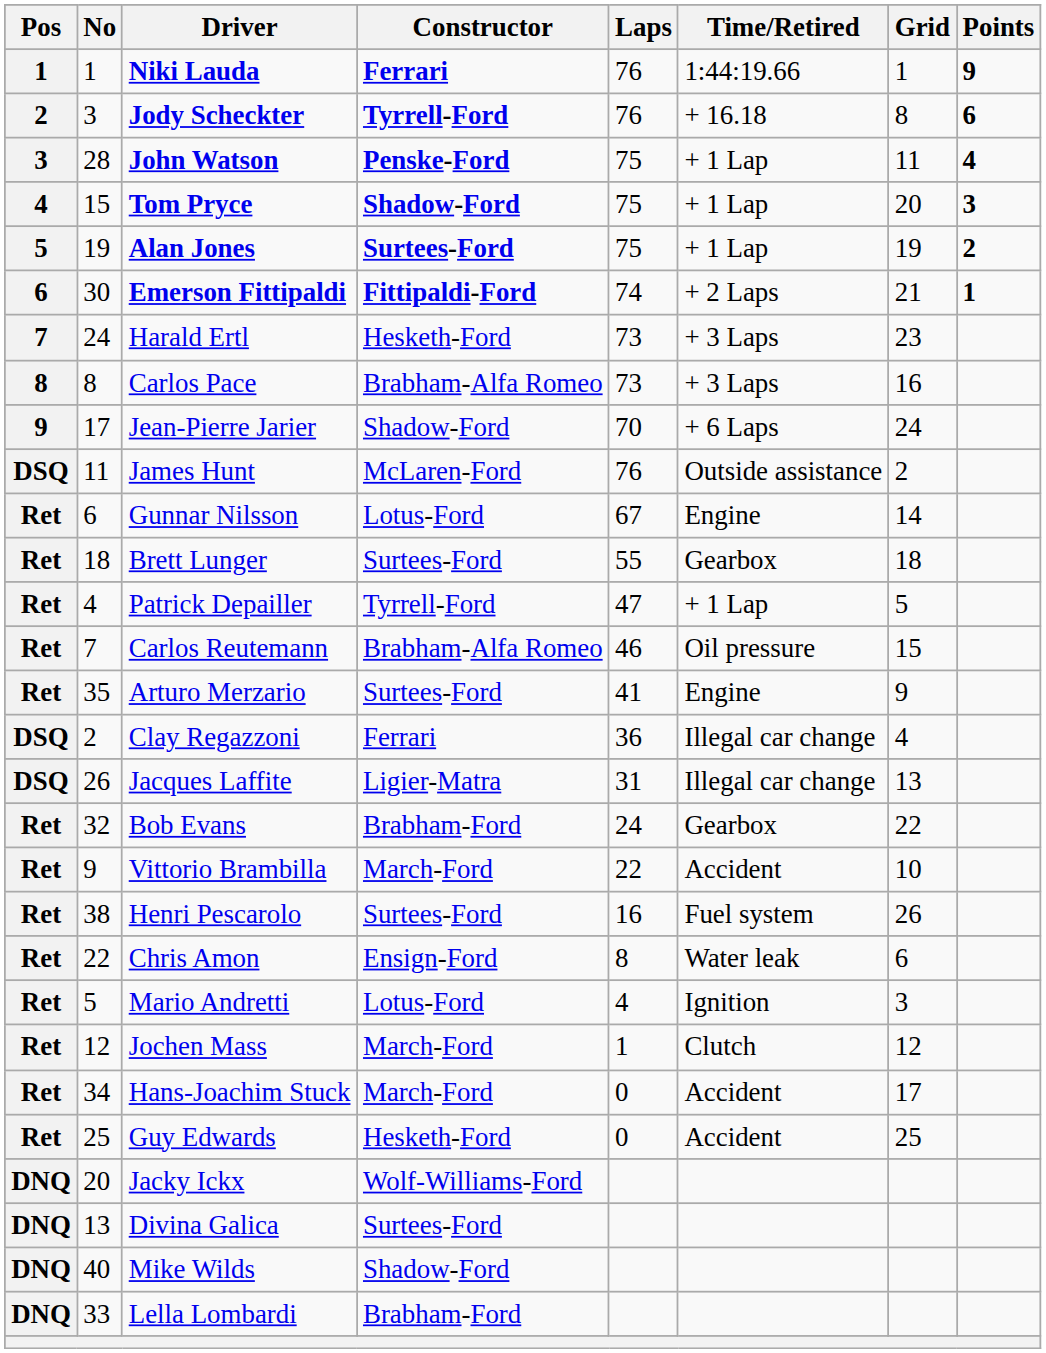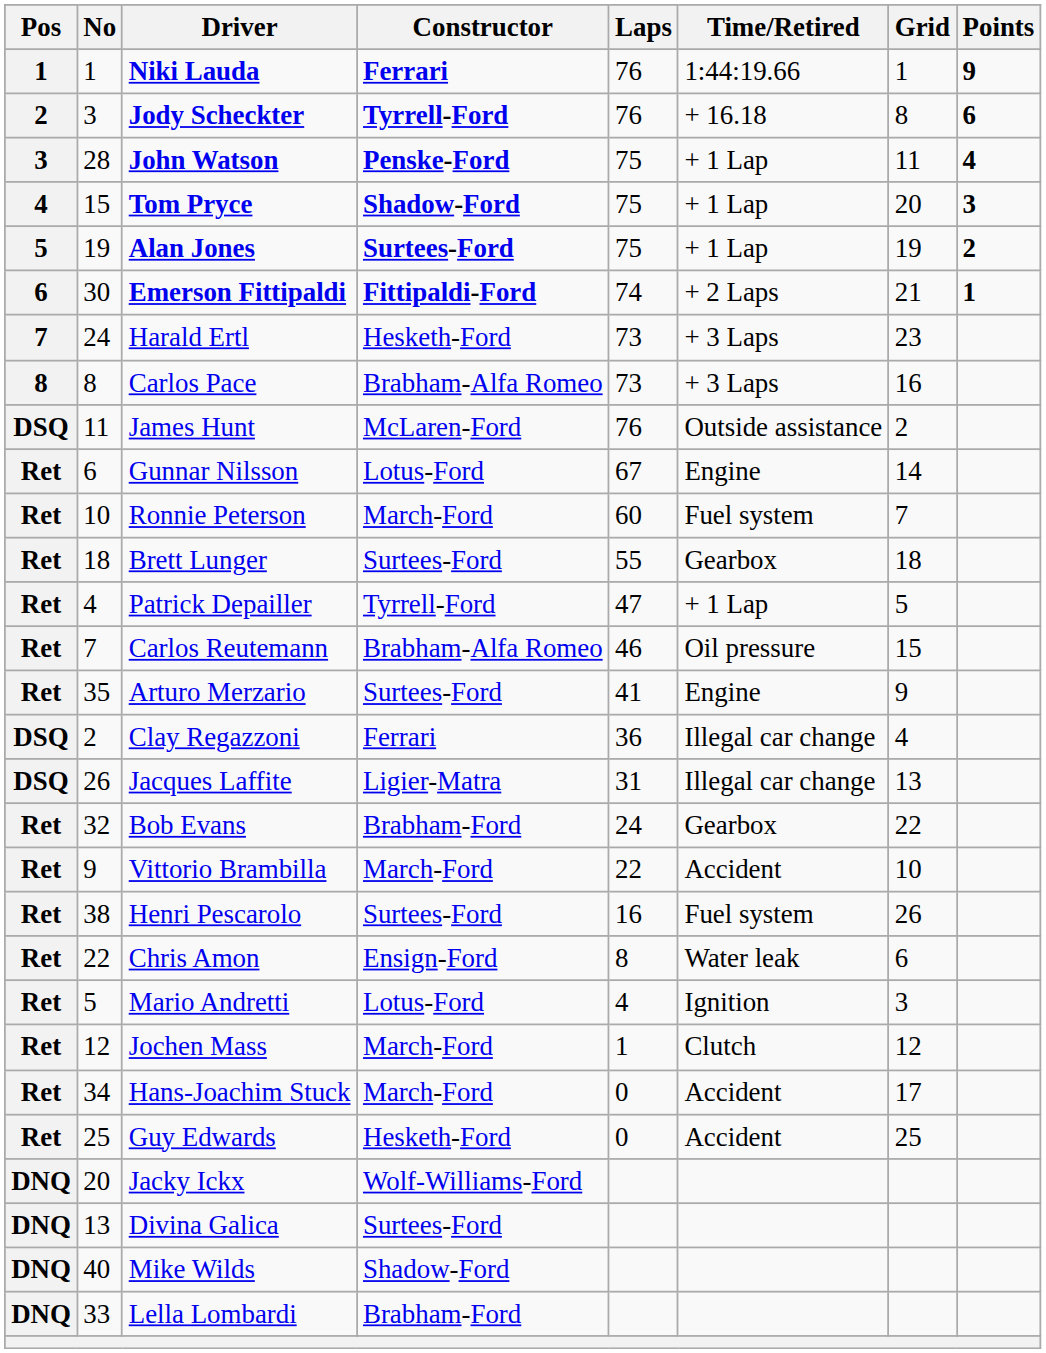- row: (222, 426)
+ row: (217, 514)
